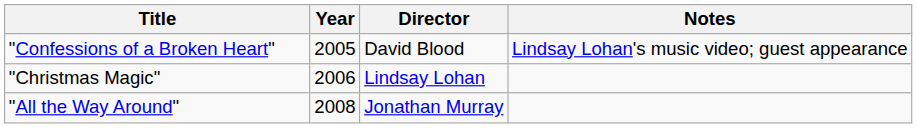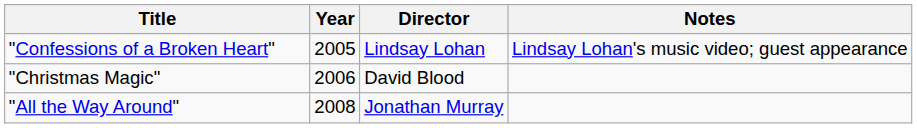(414, 48) David Blood -> (425, 48) Lindsay Lohan
(425, 78) Lindsay Lohan -> (414, 78) David Blood
